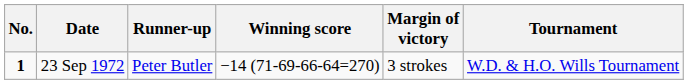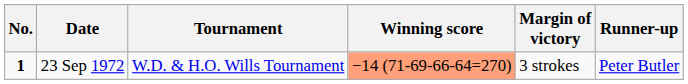columns swapped: (573, 28) <-> (172, 28)
(300, 65) no background -> (432, 65) lightsalmon background
